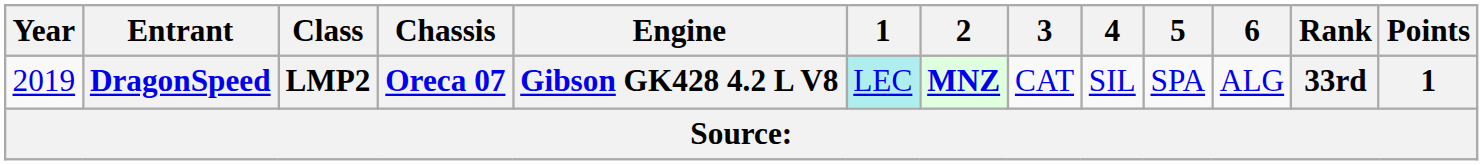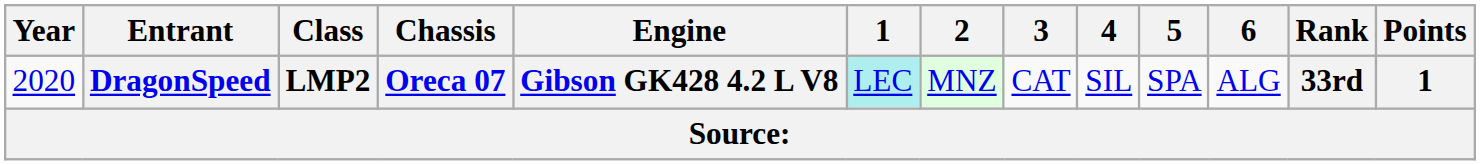(44, 81) 2019 -> (44, 81) 2020
(964, 81) bold -> (962, 81) normal
